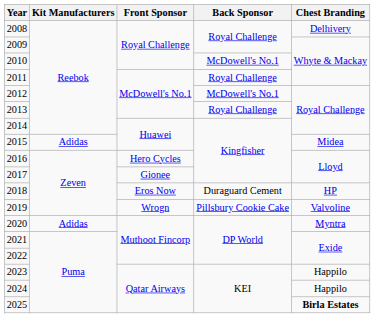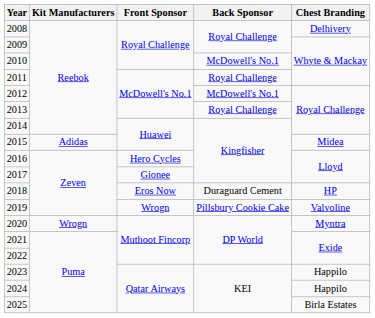(73, 223) Adidas -> (73, 223) Wrogn
(330, 304) bold -> (330, 304) normal
